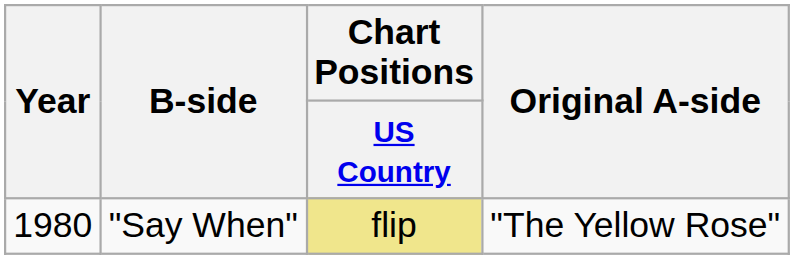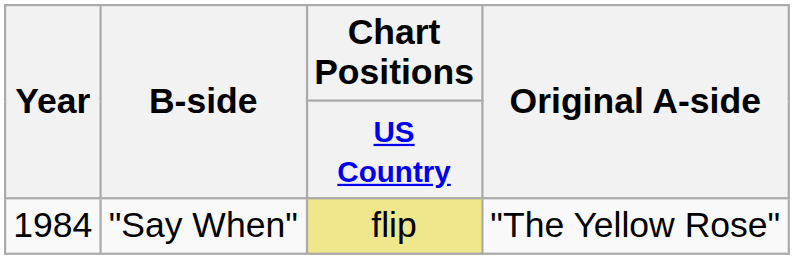(53, 225) 1980 -> (53, 225) 1984
